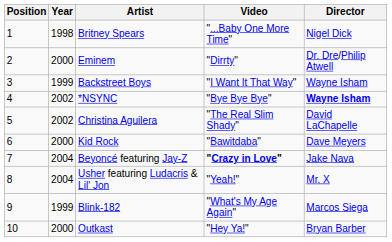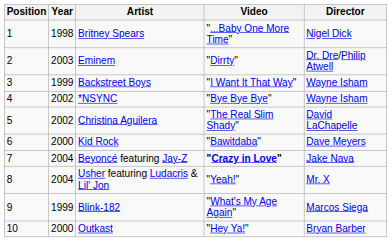(62, 61) 2000 -> (62, 61) 2003
(338, 99) bold -> (337, 99) normal
